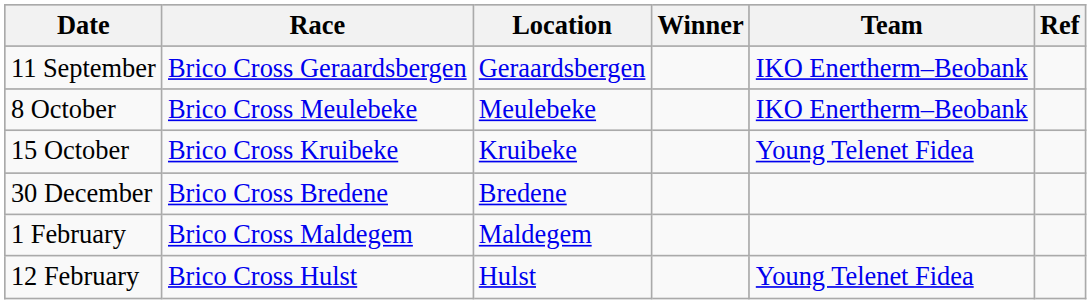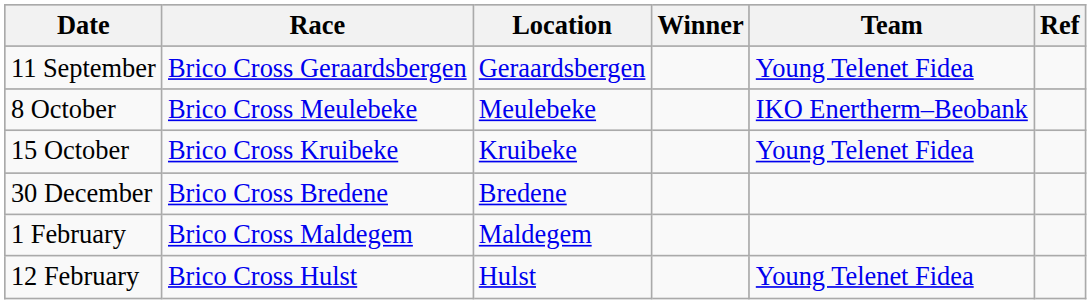(892, 67) IKO Enertherm–Beobank -> (865, 67) Young Telenet Fidea
